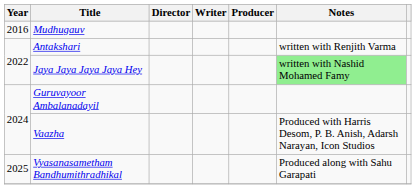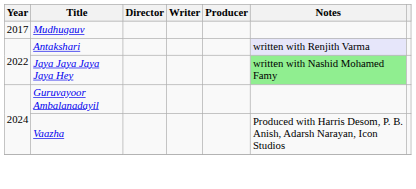(18, 30) 2016 -> (18, 30) 2017
(337, 47) no background -> (311, 47) lavender background
- row: (78, 169)
